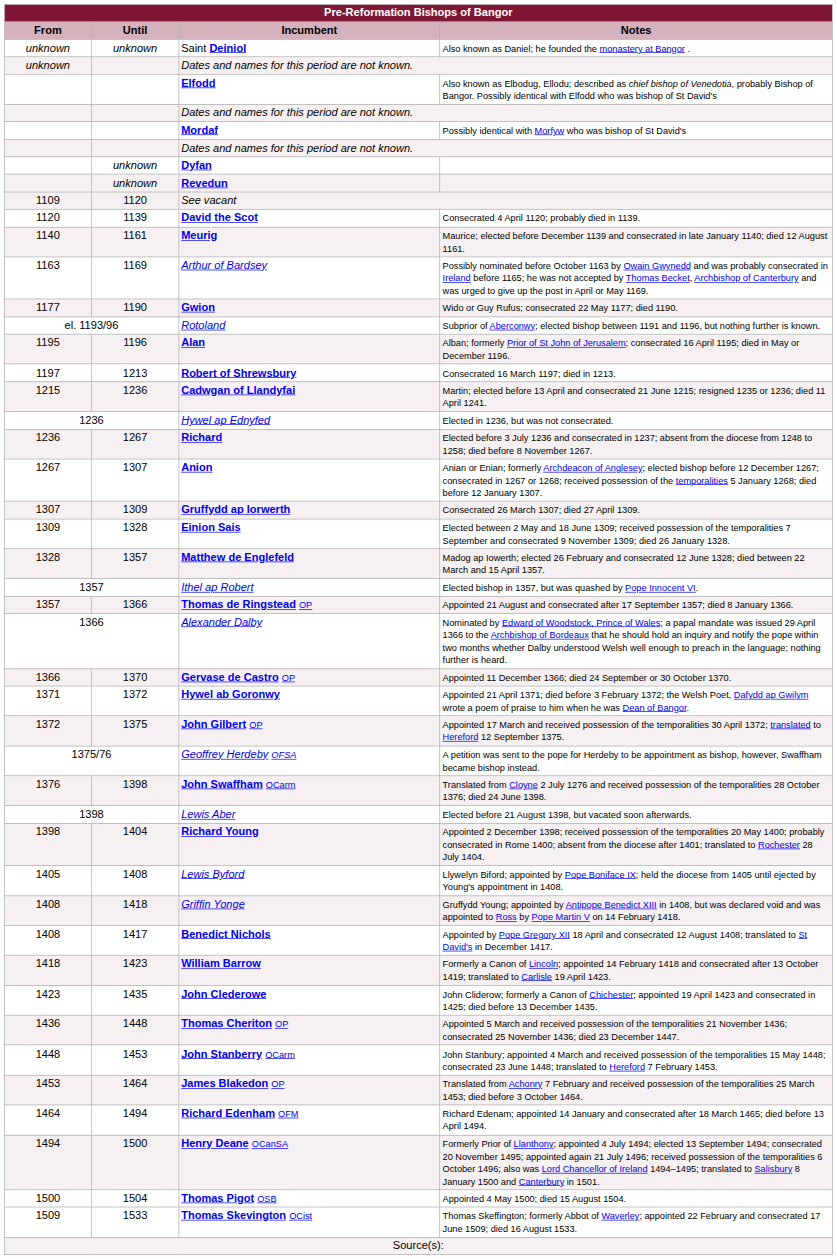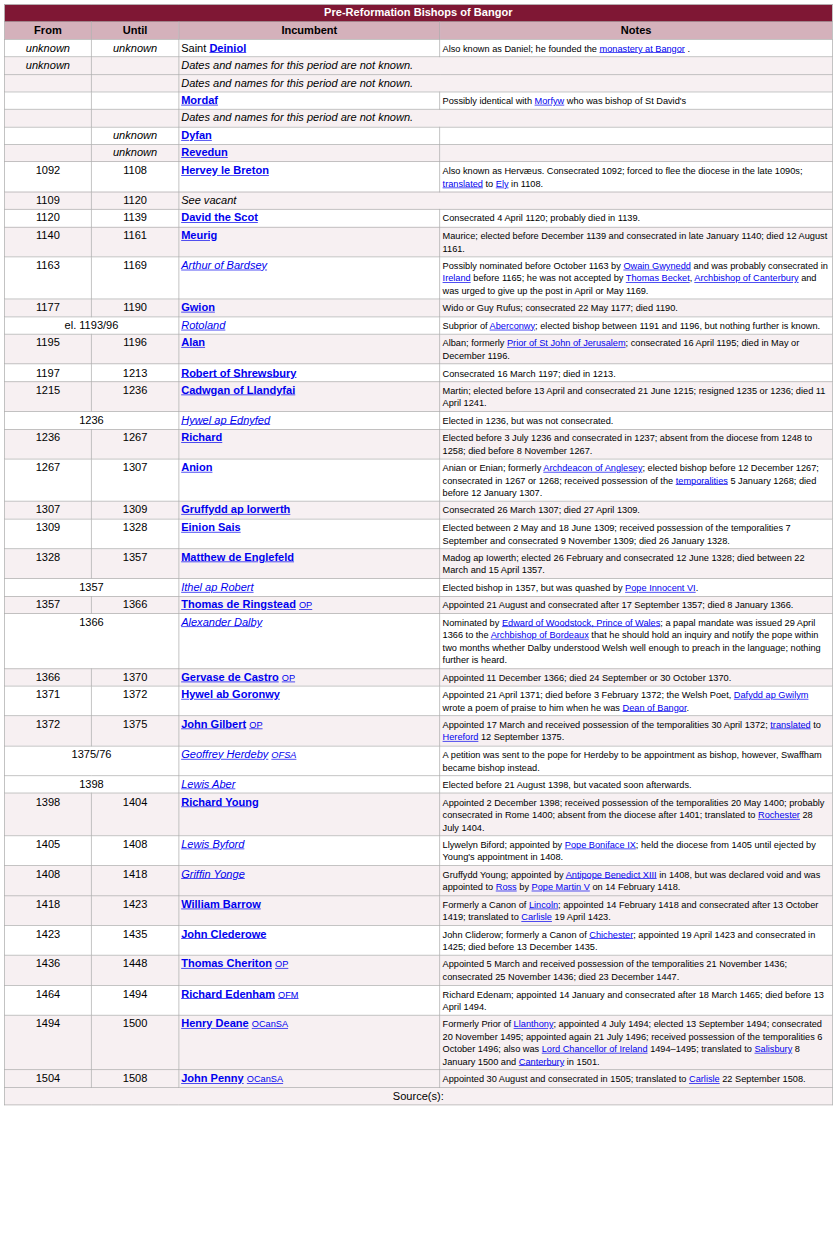- row: (48, 89)
+ row: (48, 170)
- row: (48, 784)
- row: (48, 934)
- row: (48, 1054)
- row: (48, 1083)
- row: (48, 1198)
+ row: (48, 1078)
- row: (48, 1216)
